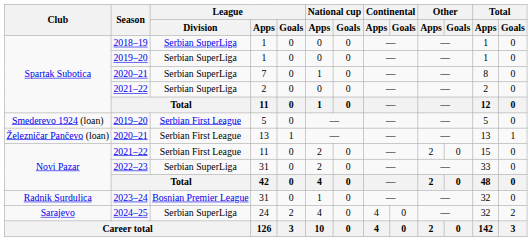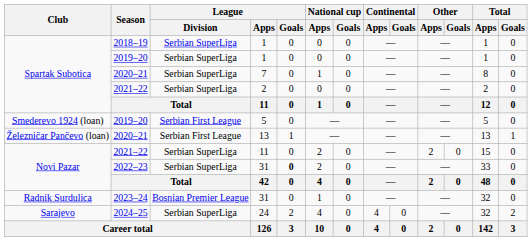(200, 151) Serbian First League -> (200, 151) Serbian SuperLiga
(291, 167) normal -> (291, 167) bold
